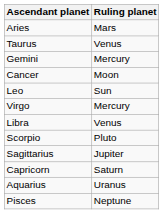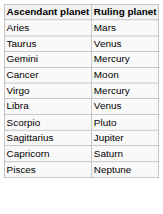- row: (15, 91)
- row: (26, 185)
